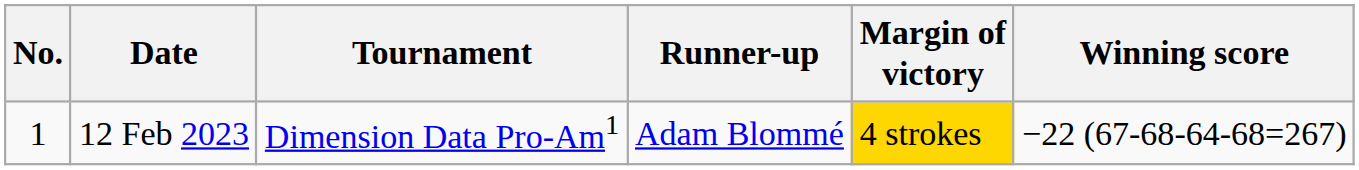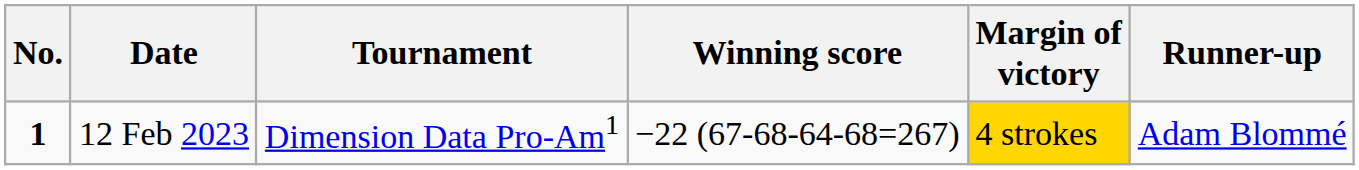columns swapped: (1184, 52) <-> (739, 52)
(38, 132) normal -> (38, 132) bold
